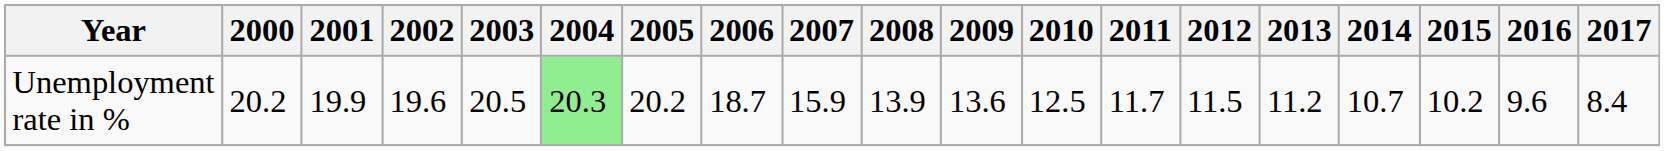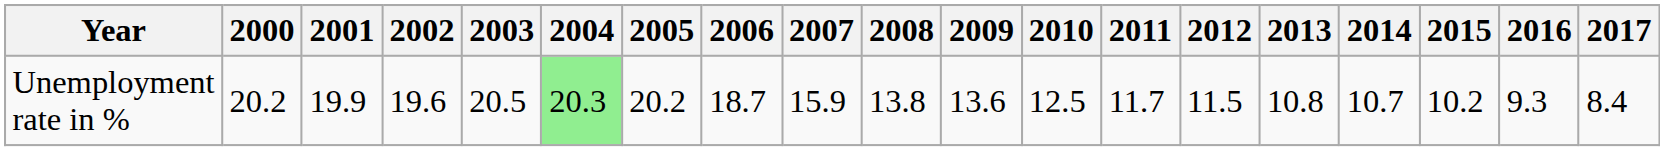(897, 100) 13.9 -> (897, 100) 13.8
(1295, 100) 11.2 -> (1295, 100) 10.8
(1527, 100) 9.6 -> (1527, 100) 9.3
